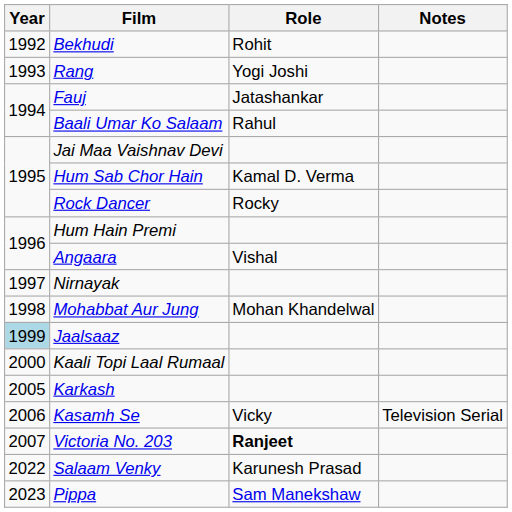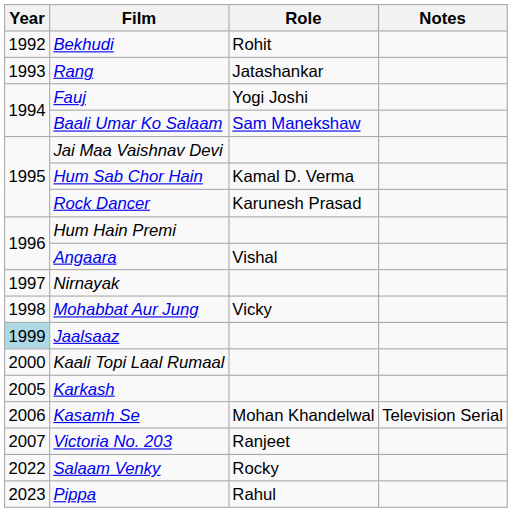(270, 71) Yogi Joshi -> (278, 71) Jatashankar
(278, 97) Jatashankar -> (270, 97) Yogi Joshi
(254, 124) Rahul -> (296, 124) Sam Manekshaw
(256, 203) Rocky -> (297, 203) Karunesh Prasad
(303, 309) Mohan Khandelwal -> (252, 309) Vicky
(252, 415) Vicky -> (303, 415) Mohan Khandelwal
(263, 441) bold -> (261, 441) normal
(297, 468) Karunesh Prasad -> (256, 468) Rocky
(296, 494) Sam Manekshaw -> (254, 494) Rahul
